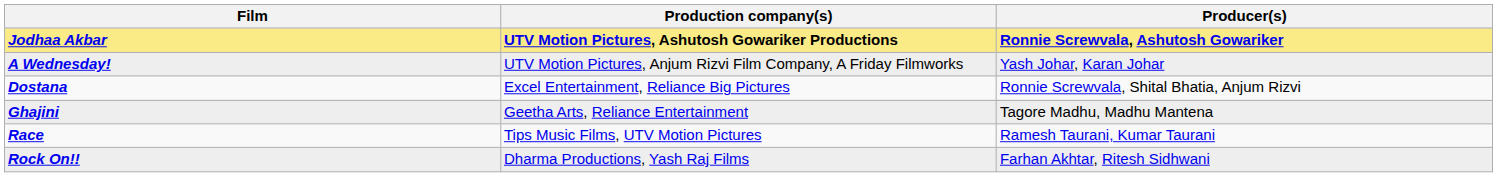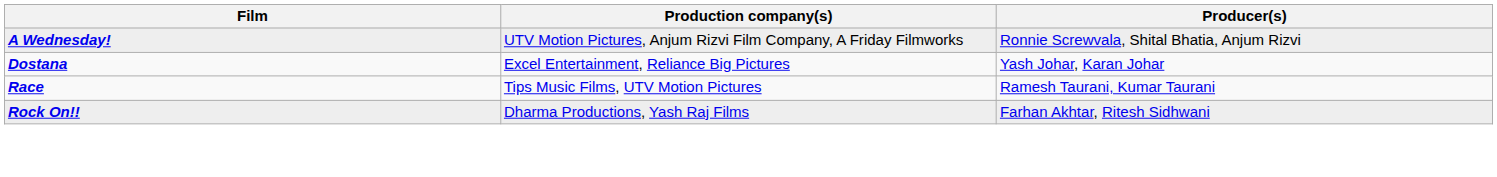- row: (57, 40)
(1082, 64) Yash Johar, Karan Johar -> (1150, 40) Ronnie Screwvala, Shital Bhatia, Anjum Rizvi
(1150, 87) Ronnie Screwvala, Shital Bhatia, Anjum Rizvi -> (1082, 64) Yash Johar, Karan Johar
- row: (33, 111)
